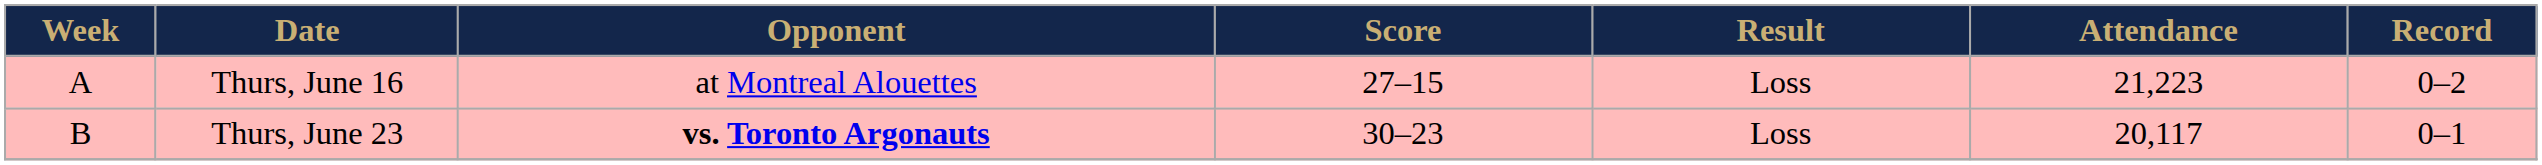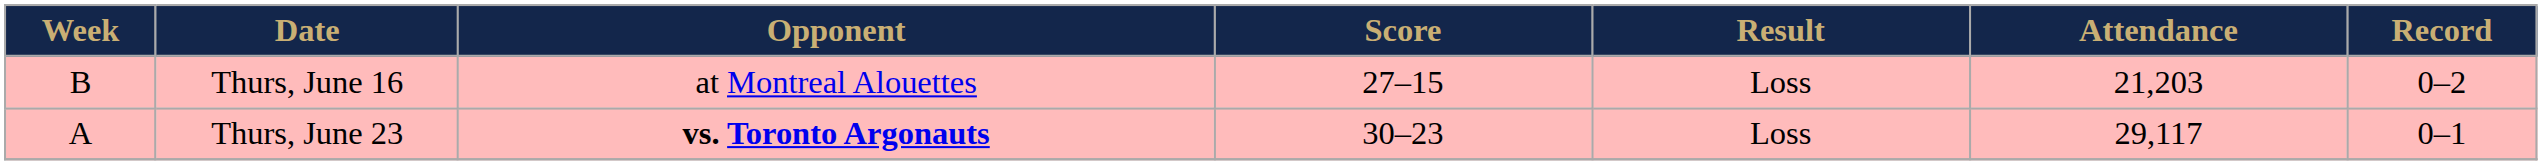(81, 81) A -> (81, 81) B
(2158, 81) 21,223 -> (2158, 81) 21,203
(81, 133) B -> (81, 133) A
(2158, 133) 20,117 -> (2158, 133) 29,117
